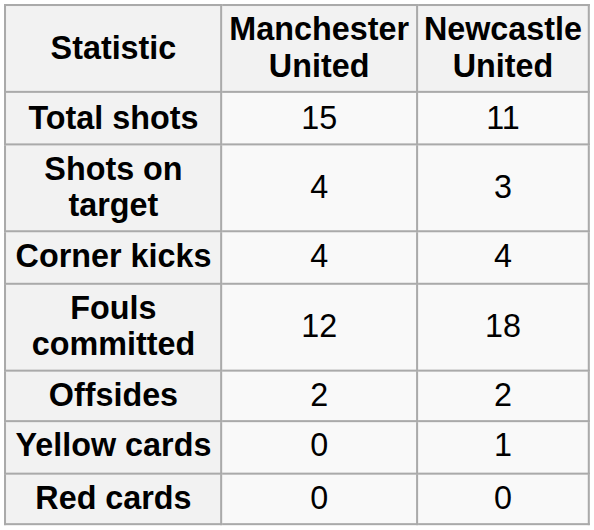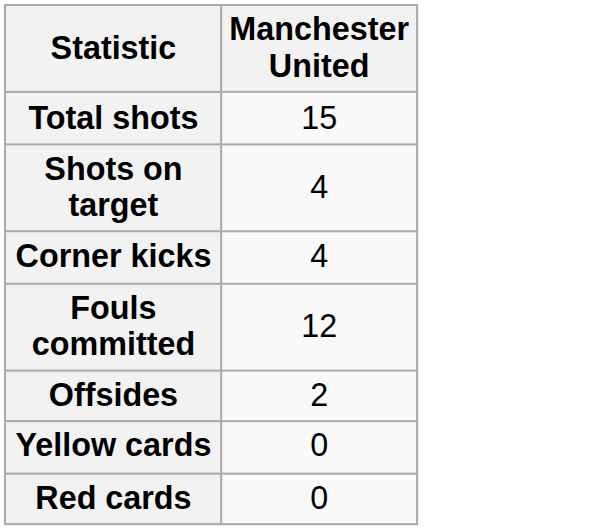- column: (503, 48)
